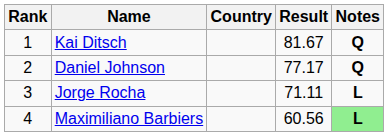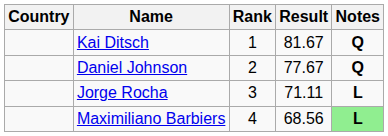columns swapped: (28, 17) <-> (241, 17)
(304, 67) 77.17 -> (304, 67) 77.67
(304, 118) 60.56 -> (304, 118) 68.56
